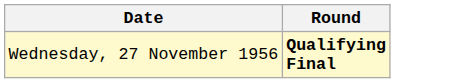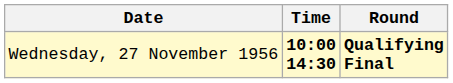+ column: (311, 18)
